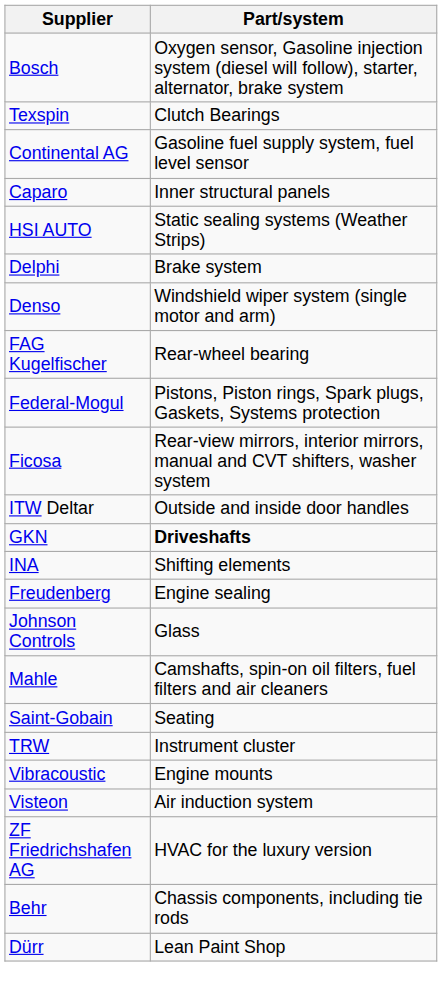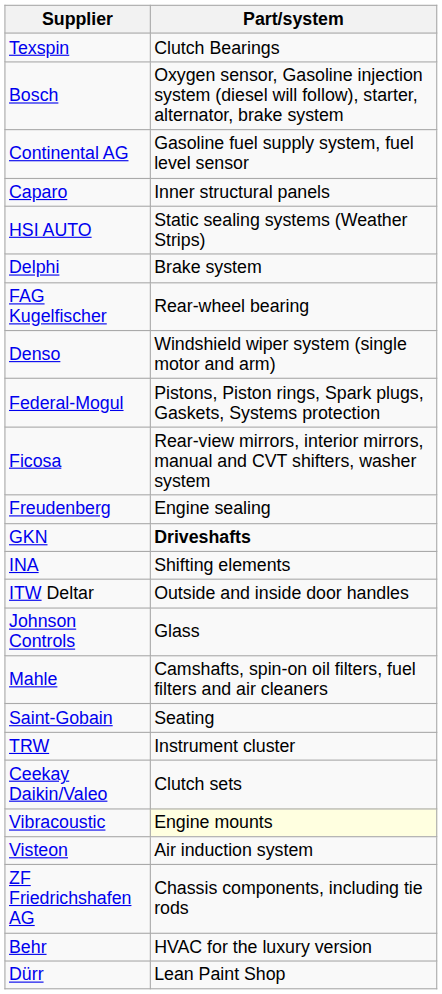rows swapped: (39, 115) <-> (34, 67)
rows swapped: (35, 306) <-> (58, 354)
rows swapped: (60, 593) <-> (51, 508)
+ row: (58, 784)
(213, 774) no background -> (213, 822) lightyellow background
(263, 850) HVAC for the luxury version -> (288, 898) Chassis components, including tie rods
(288, 908) Chassis components, including tie rods -> (263, 946) HVAC for the luxury version
